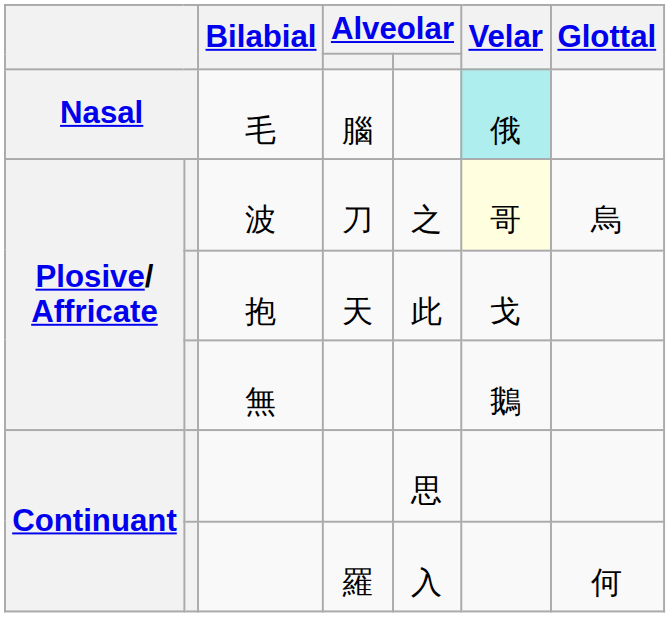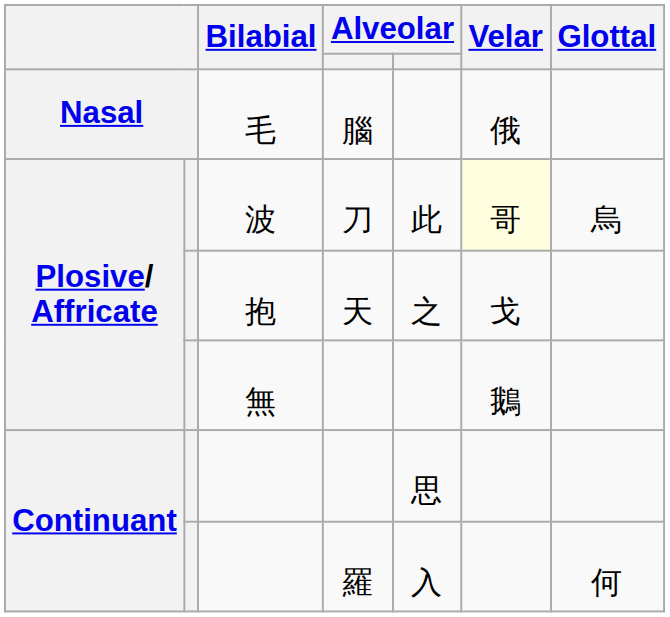(506, 130) paleturquoise background -> (506, 130) no background
(427, 220) 之 -> (427, 220) 此
(427, 311) 此 -> (427, 311) 之
